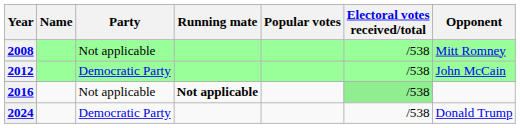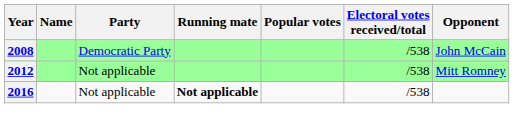(117, 50) Not applicable -> (125, 50) Democratic Party
(471, 50) Mitt Romney -> (471, 50) John McCain
(125, 71) Democratic Party -> (117, 71) Not applicable
(471, 71) John McCain -> (471, 71) Mitt Romney
(418, 92) lightgreen background -> (418, 92) no background
- row: (21, 112)
